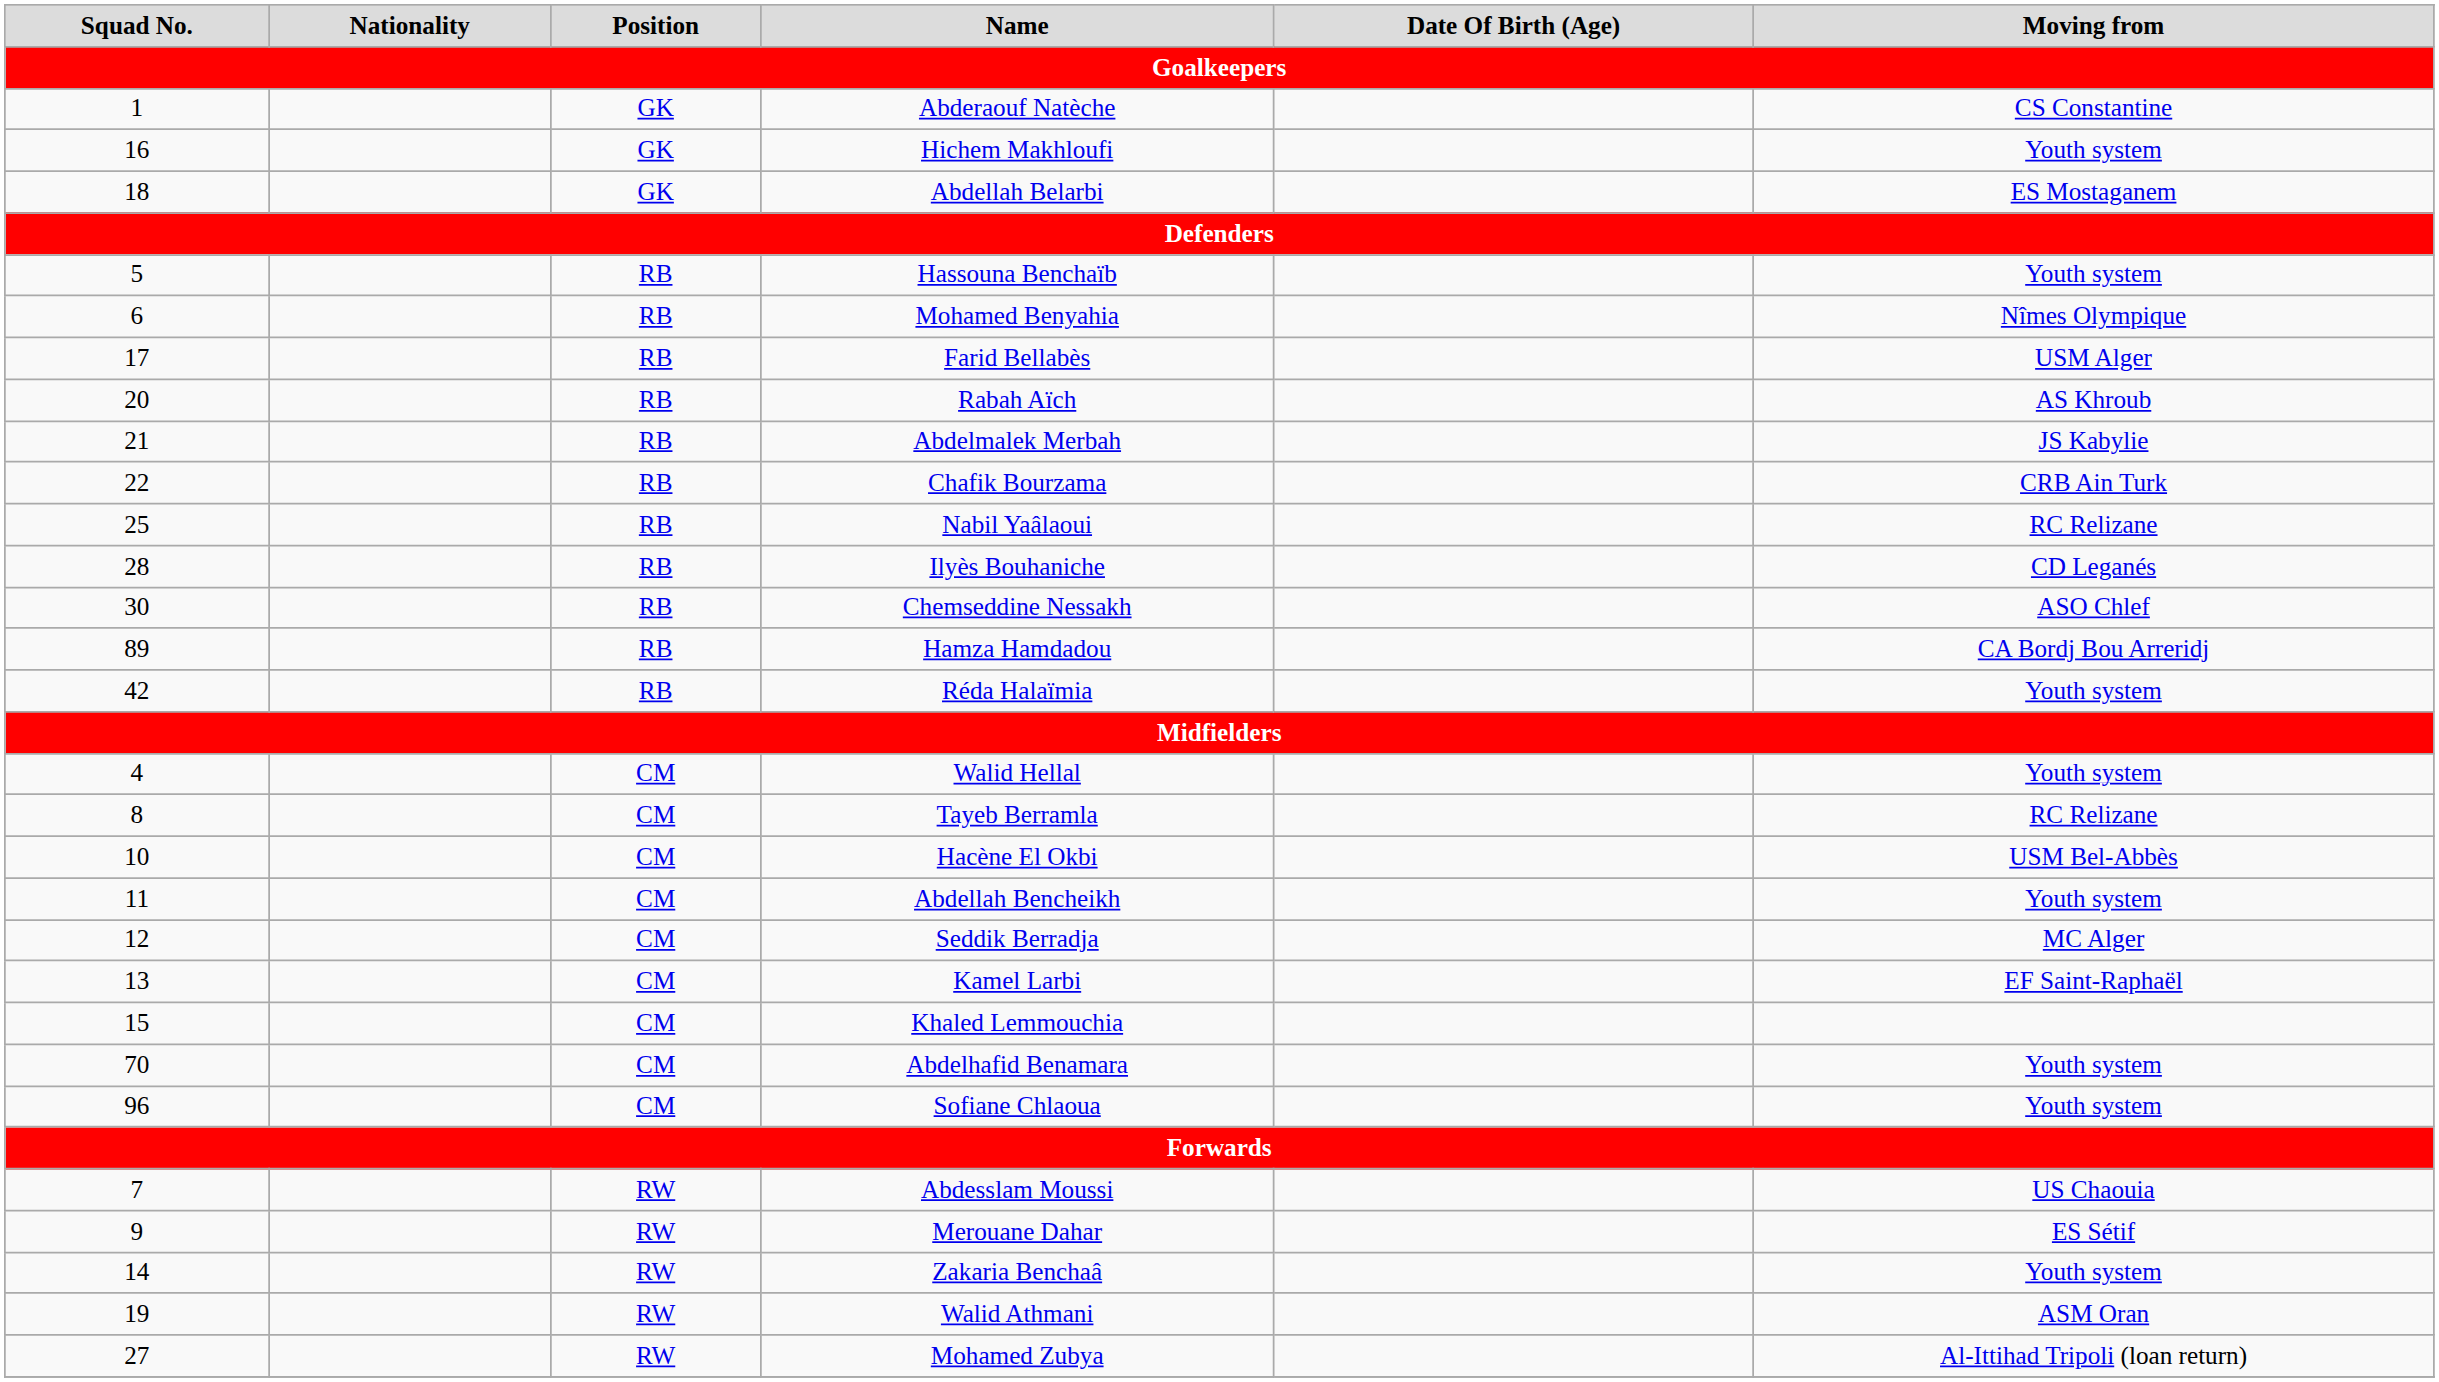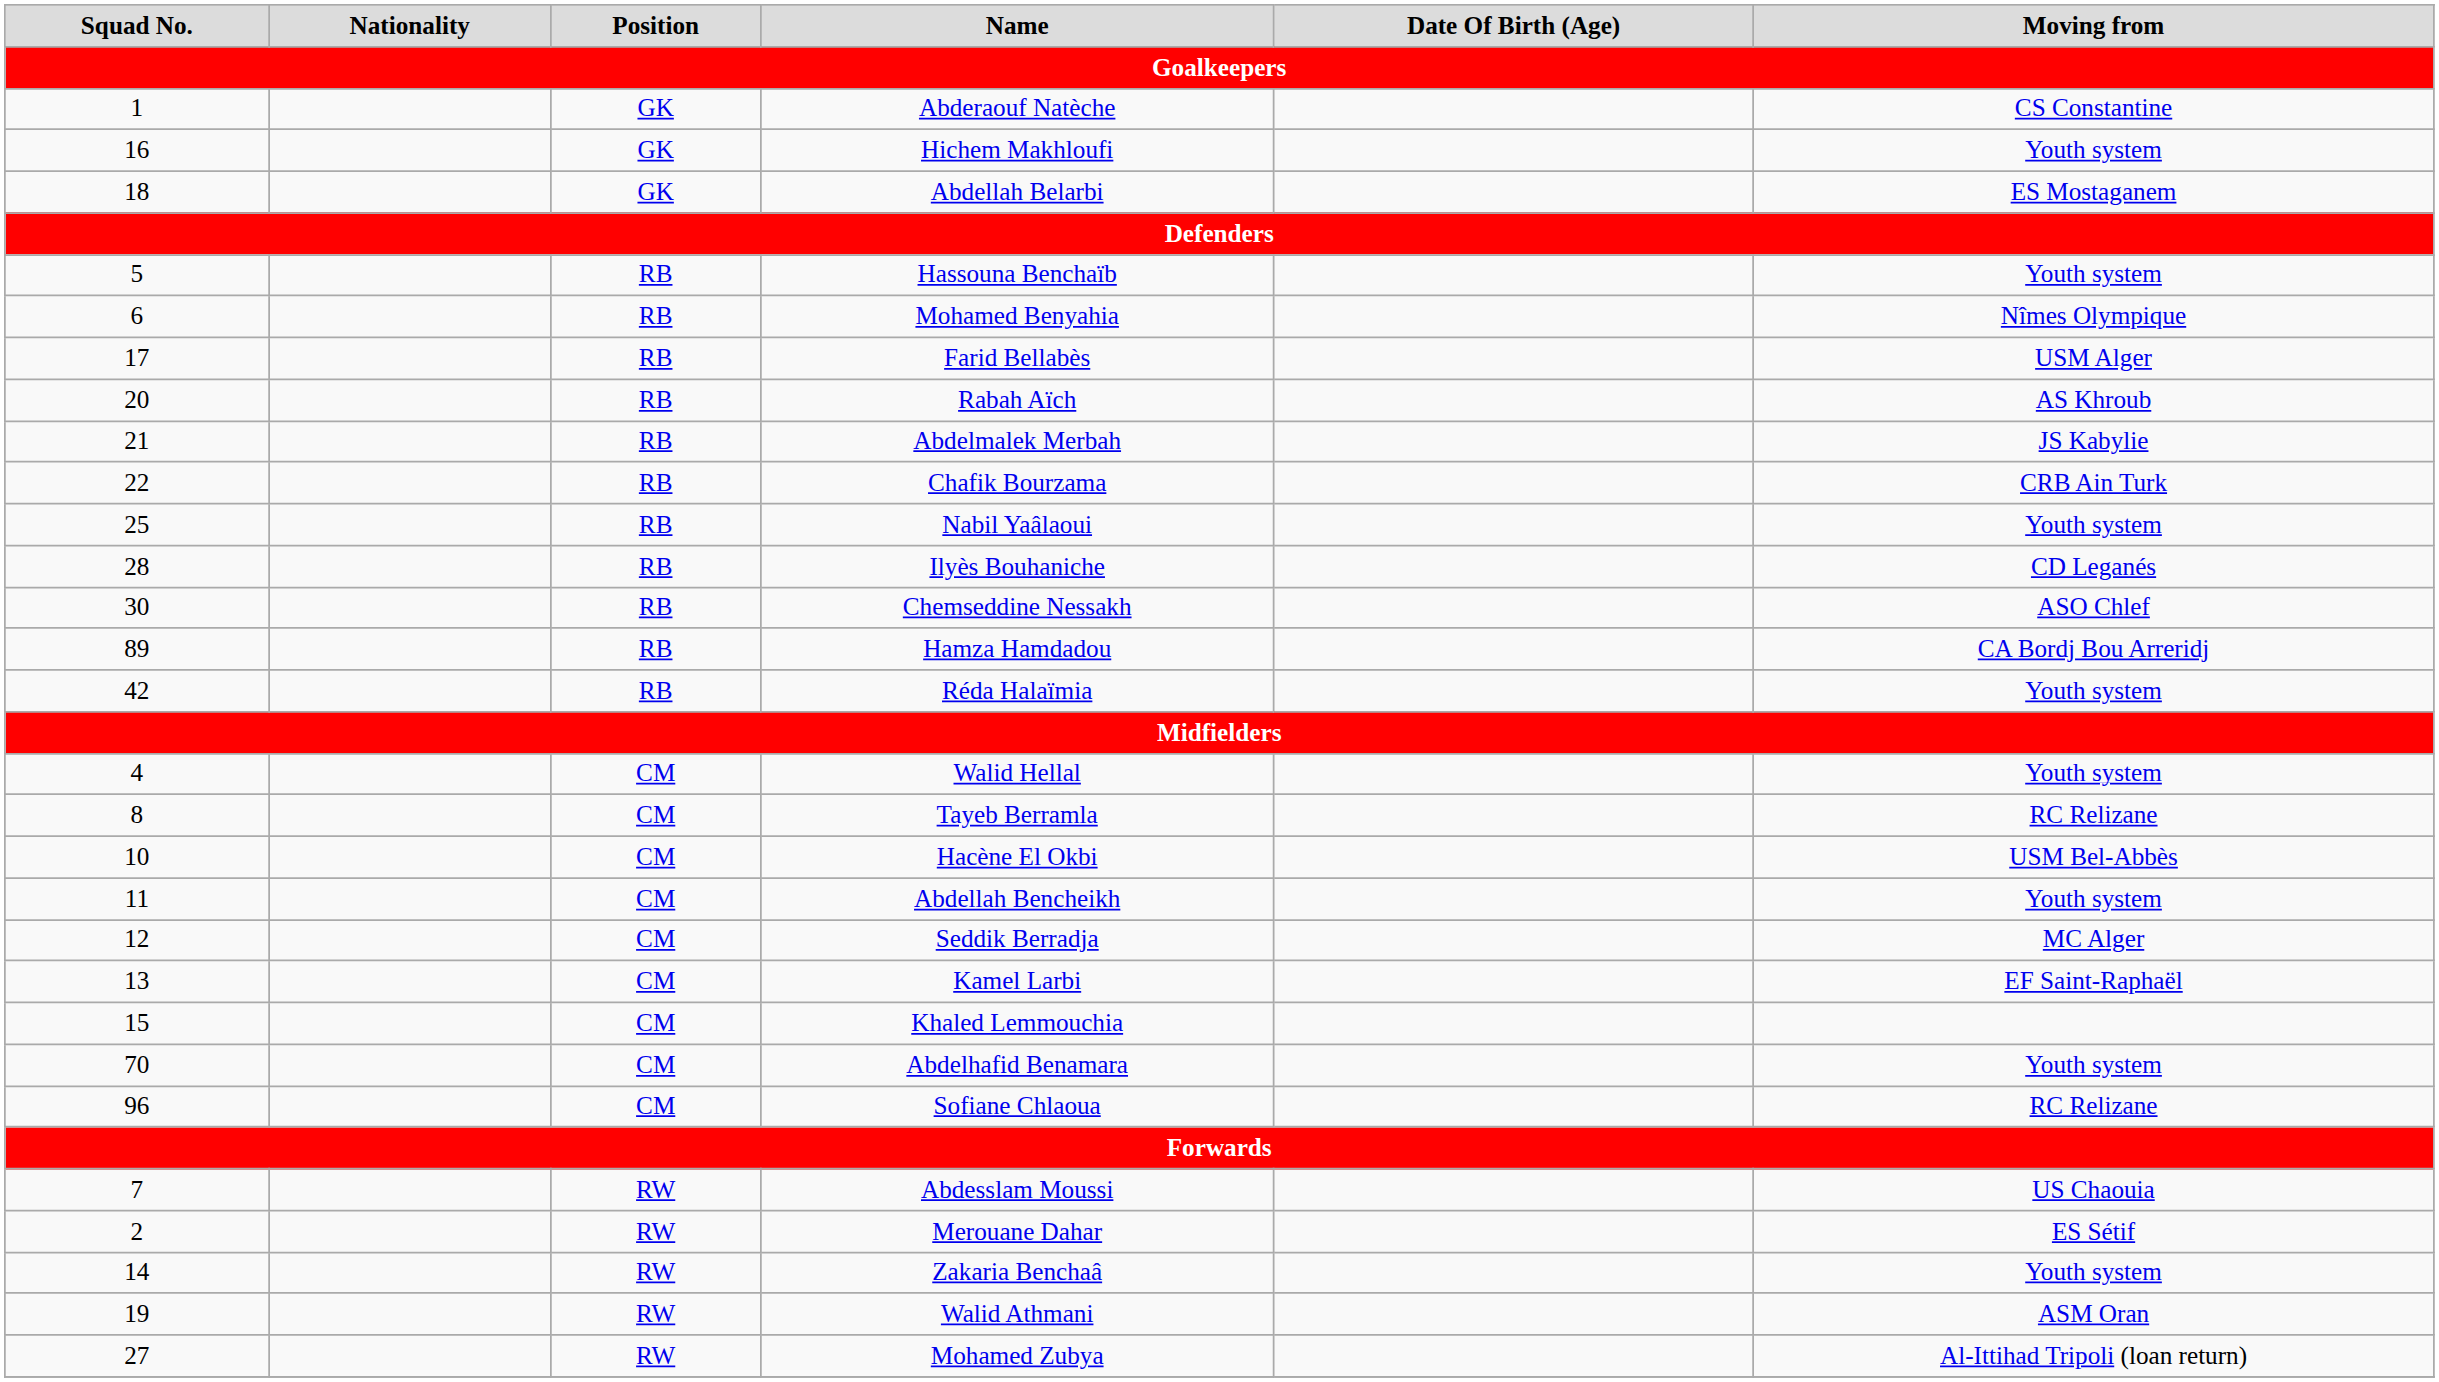(2094, 524) RC Relizane -> (2094, 524) Youth system
(2094, 1106) Youth system -> (2094, 1106) RC Relizane
(137, 1230) 9 -> (137, 1230) 2
